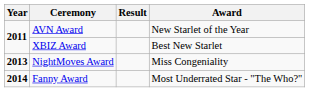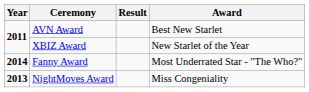(200, 29) New Starlet of the Year -> (187, 29) Best New Starlet
(187, 45) Best New Starlet -> (200, 45) New Starlet of the Year
rows swapped: (73, 62) <-> (60, 78)
